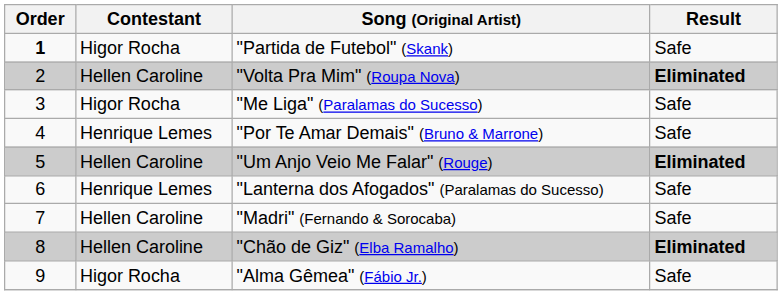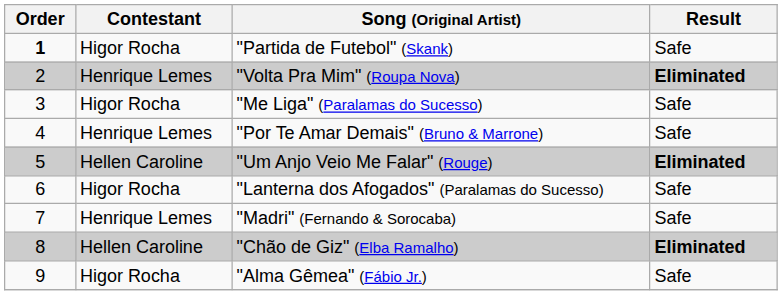(141, 76) Hellen Caroline -> (146, 76) Henrique Lemes
(146, 190) Henrique Lemes -> (130, 190) Higor Rocha
(141, 218) Hellen Caroline -> (146, 218) Henrique Lemes
